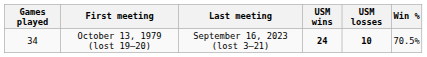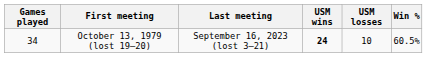(367, 41) bold -> (367, 41) normal
(407, 41) 70.5% -> (407, 41) 60.5%
